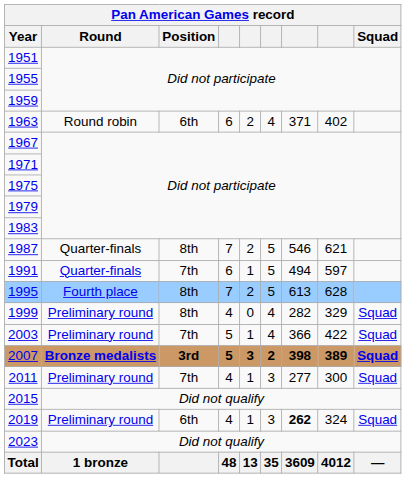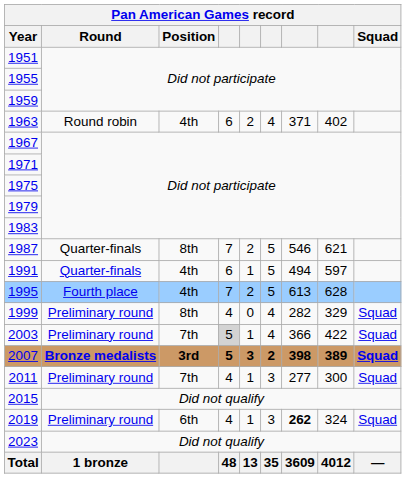(189, 121) 6th -> (189, 121) 4th
(189, 270) 7th -> (189, 270) 4th
(189, 292) 8th -> (189, 292) 4th
(229, 334) no background -> (229, 334) lightgrey background
